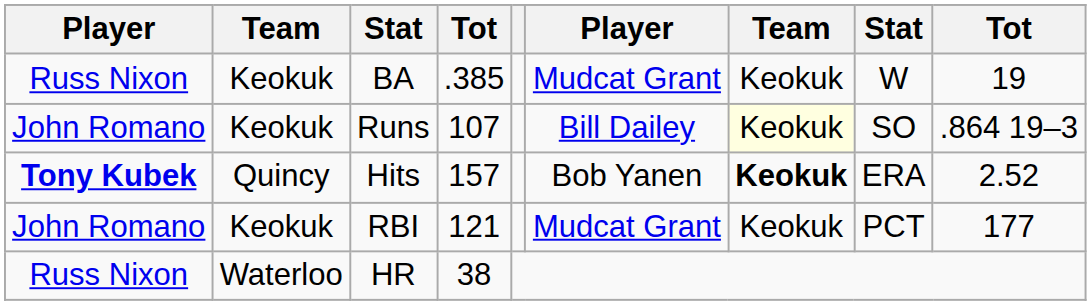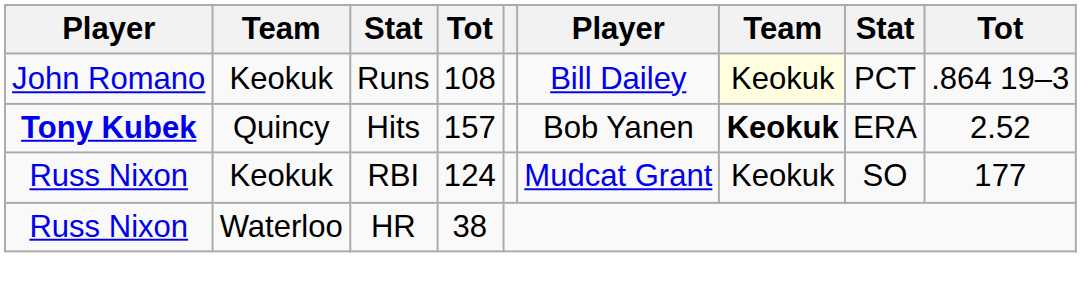- row: (393, 78)
(474, 127) 107 -> (470, 78) 108
(894, 127) SO -> (885, 78) PCT
(109, 226) John Romano -> (109, 176) Russ Nixon
(474, 226) 121 -> (470, 176) 124
(894, 226) PCT -> (885, 176) SO
